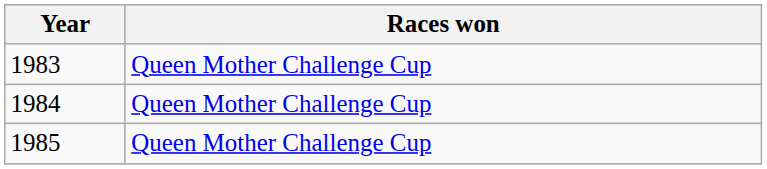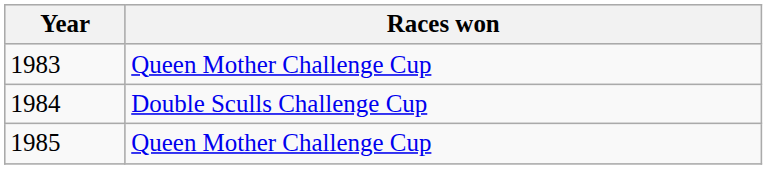(281, 103) Queen Mother Challenge Cup -> (279, 103) Double Sculls Challenge Cup
